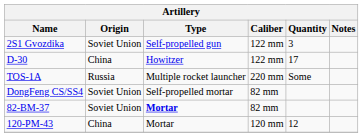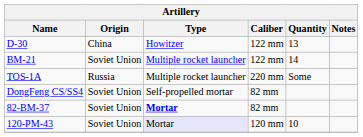- row: (35, 44)
(293, 60) 17 -> (293, 44) 13
+ row: (21, 60)
(100, 124) China -> (114, 124) Soviet Union
(160, 124) no background -> (160, 124) lavender background
(293, 124) 12 -> (293, 124) 10
